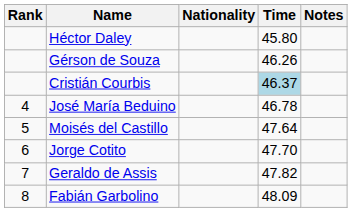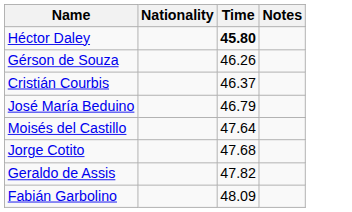- column: (25, 15)
(280, 38) normal -> (238, 38) bold
(280, 83) lightblue background -> (238, 83) no background
(280, 106) 46.78 -> (238, 106) 46.79
(280, 151) 47.70 -> (238, 151) 47.68
